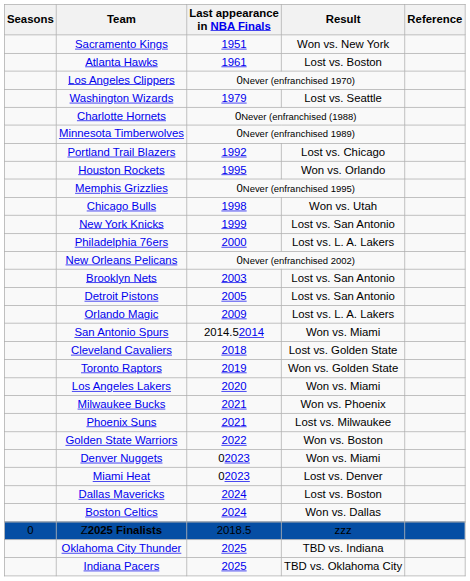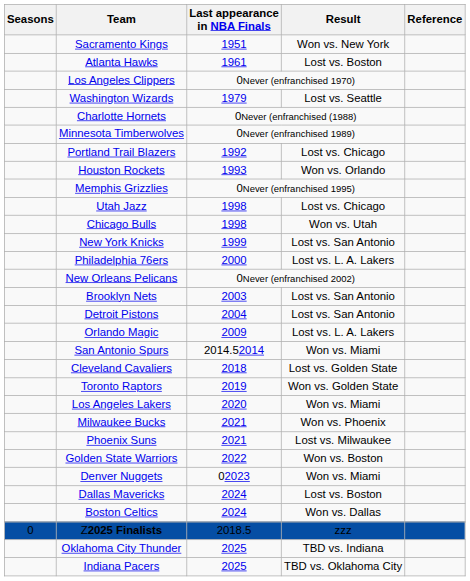(234, 170) 1995 -> (234, 170) 1993
+ row: (121, 206)
(234, 296) 2005 -> (234, 314) 2004
- row: (121, 476)
